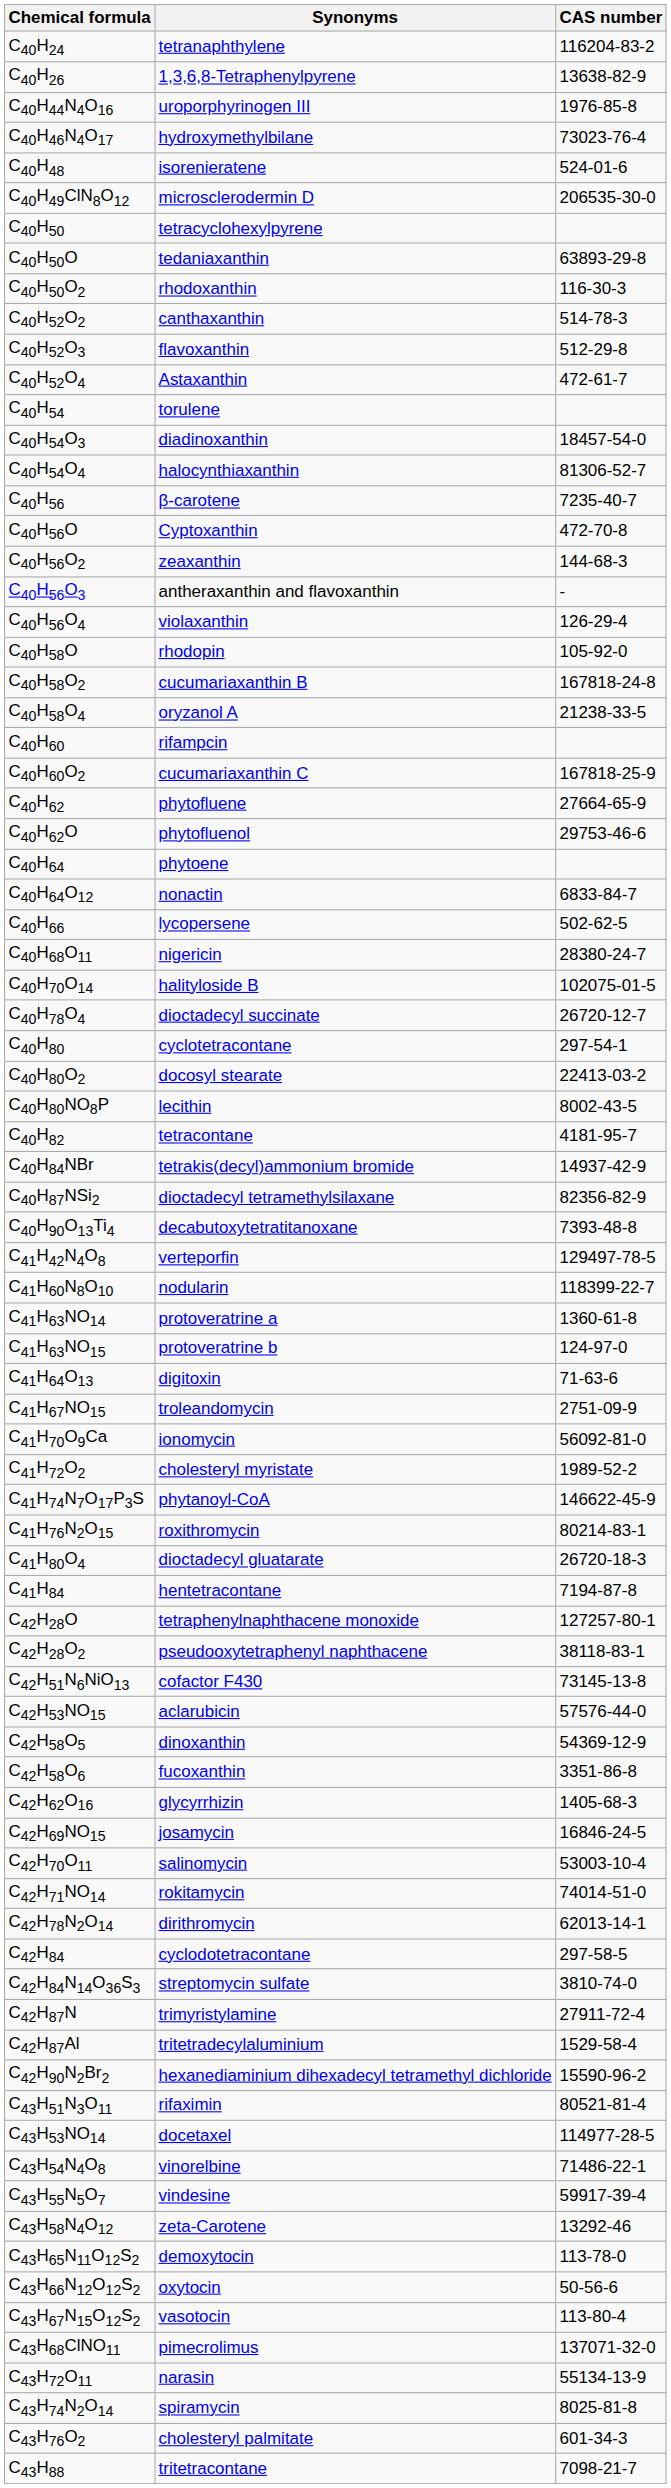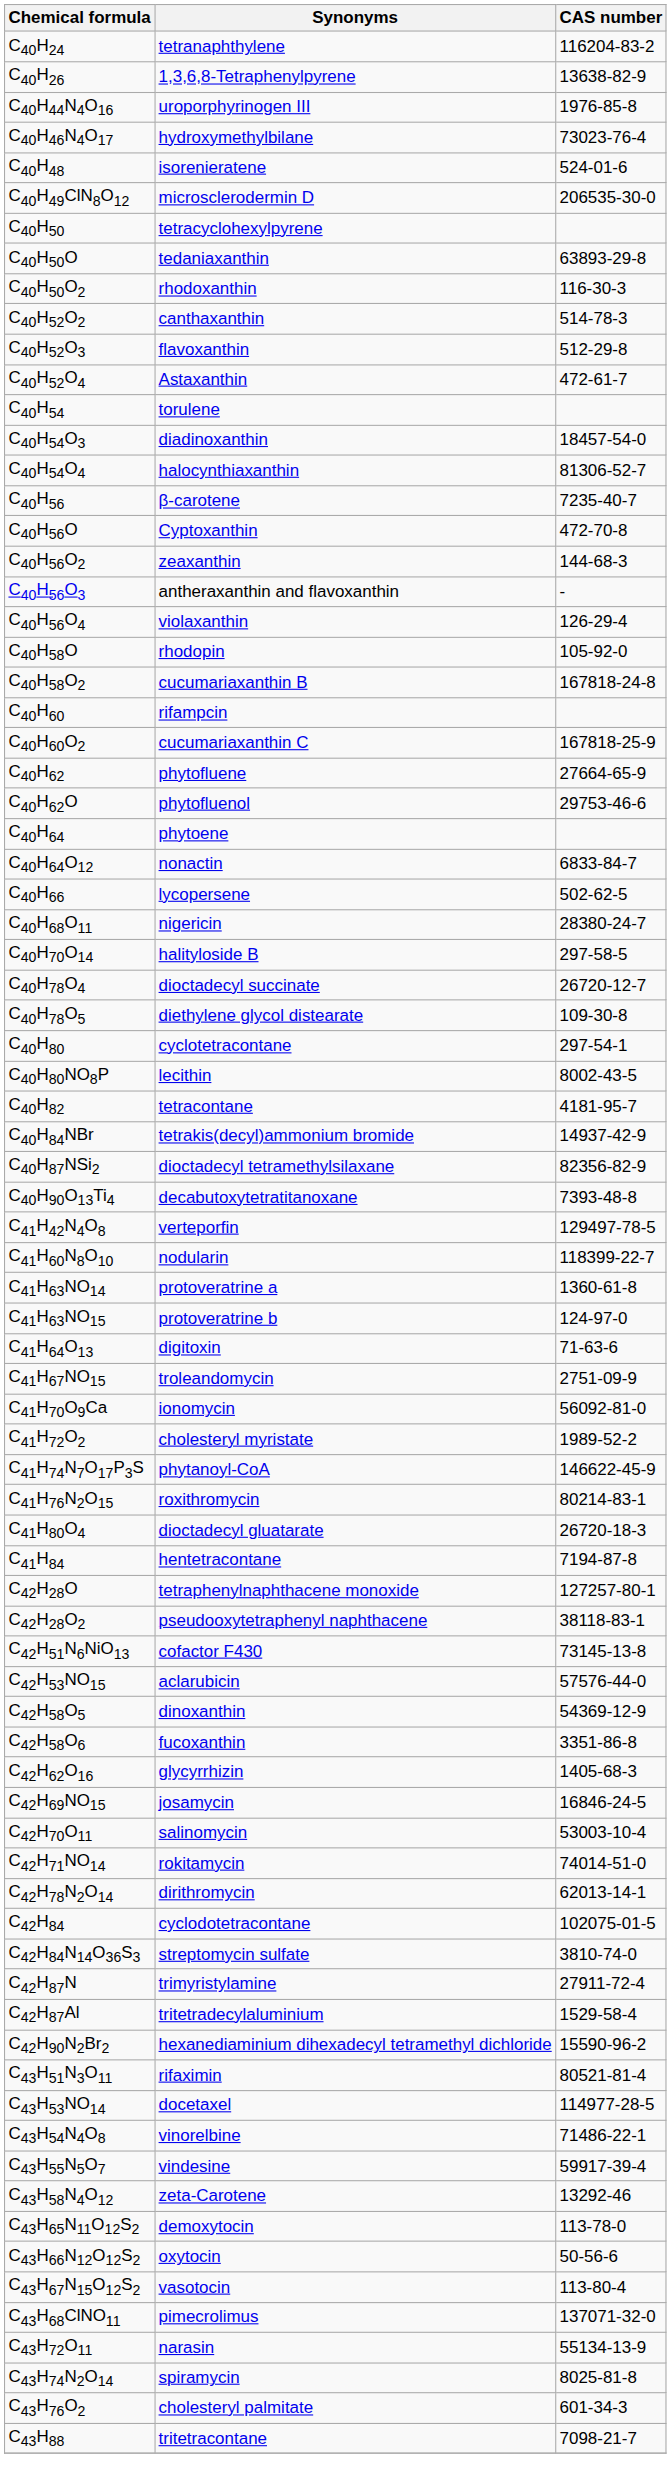- row: (47, 713)
(608, 985) 102075-01-5 -> (593, 954) 297-58-5
+ row: (47, 1015)
- row: (47, 1076)
(593, 1953) 297-58-5 -> (608, 1923) 102075-01-5
